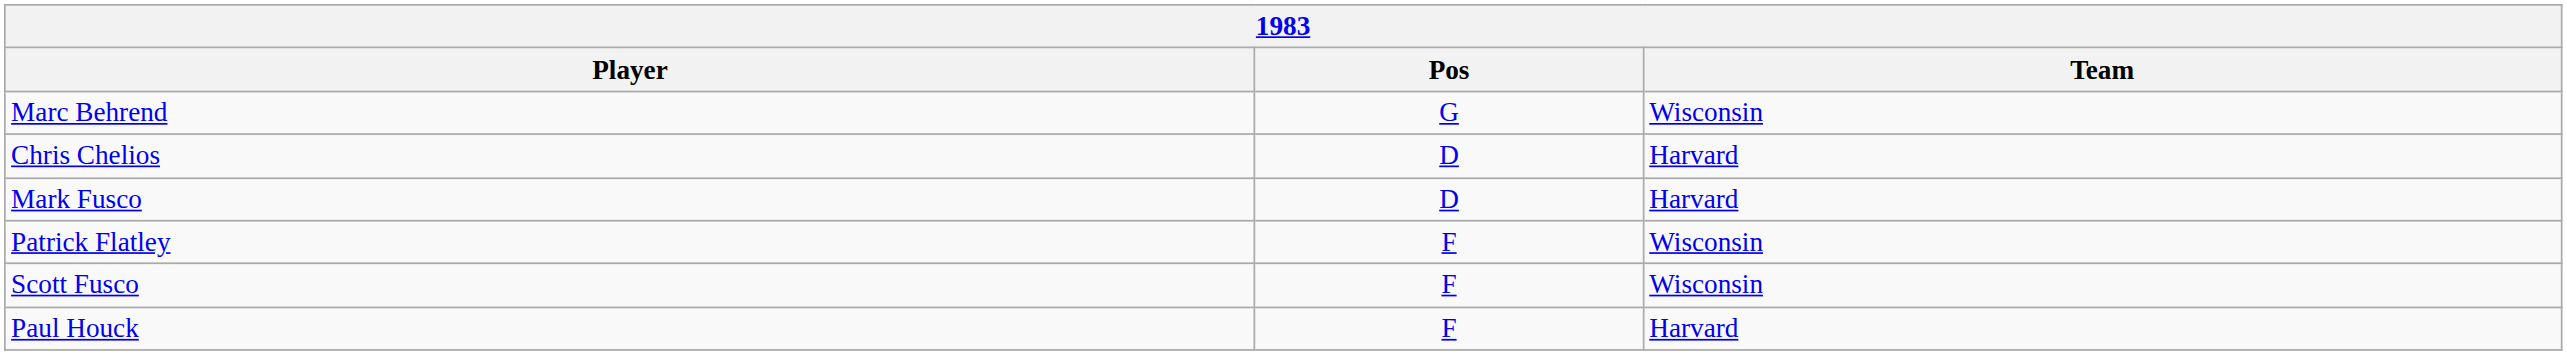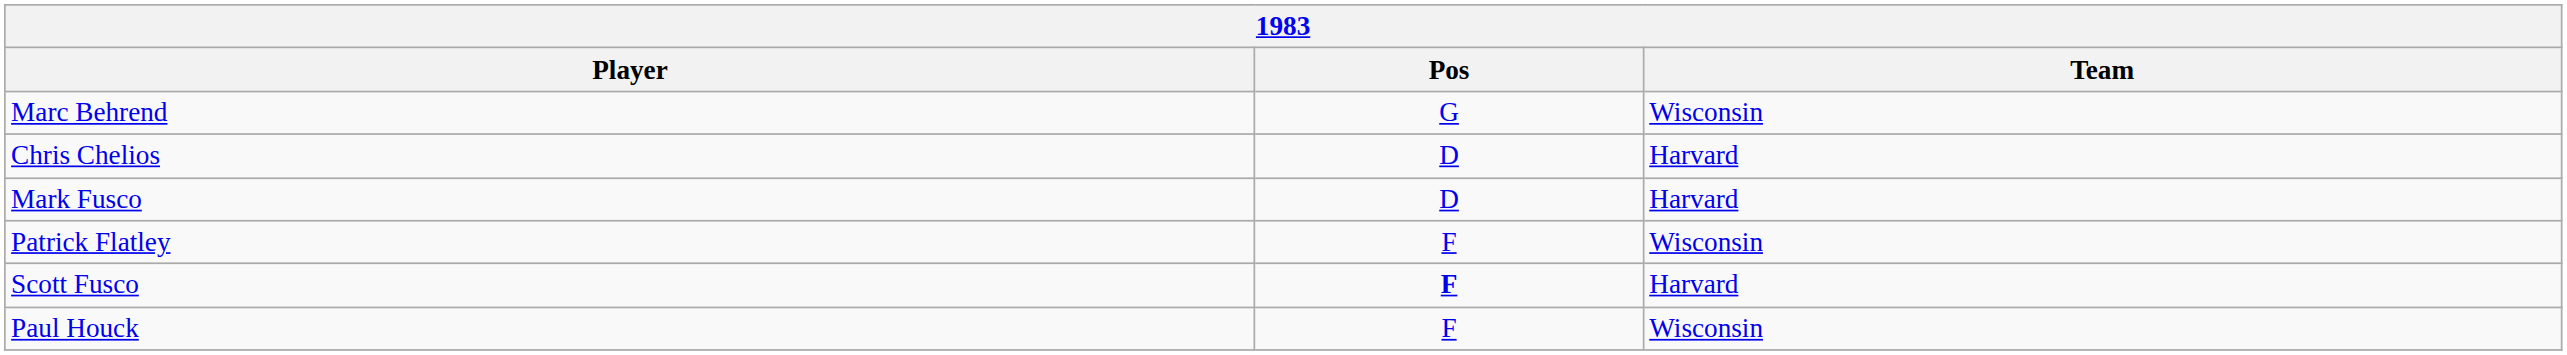(1449, 284) normal -> (1449, 284) bold
(1706, 284) Wisconsin -> (1694, 284) Harvard
(1694, 328) Harvard -> (1706, 328) Wisconsin
